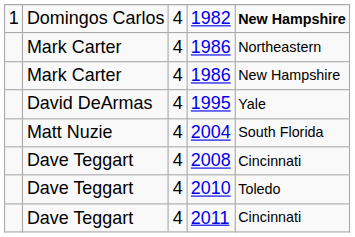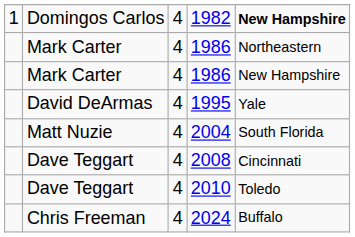- row: (80, 217)
+ row: (86, 217)
